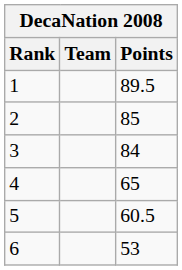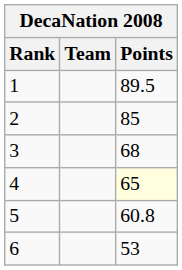(130, 151) 84 -> (130, 151) 68
(130, 183) no background -> (130, 183) lightyellow background
(137, 216) 60.5 -> (137, 216) 60.8
